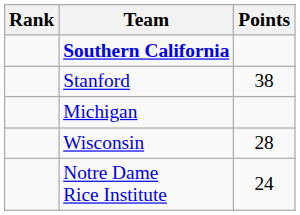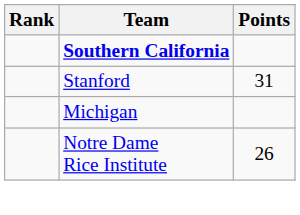(264, 81) 38 -> (264, 81) 31
- row: (104, 142)
(264, 184) 24 -> (264, 153) 26
